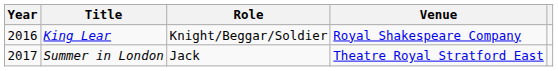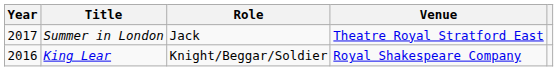rows swapped: (77, 35) <-> (104, 55)
